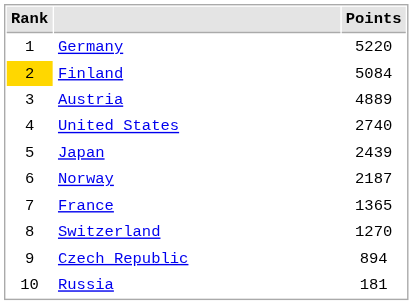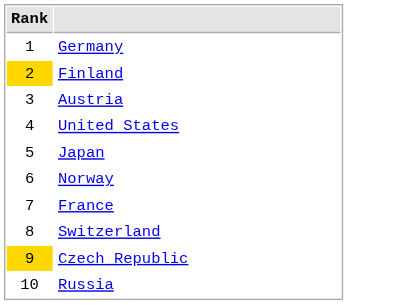- column: (374, 19)
(30, 258) no background -> (30, 258) gold background
